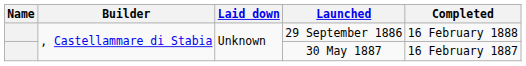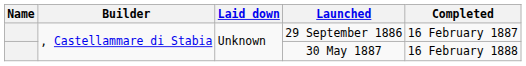(463, 32) 16 February 1888 -> (463, 32) 16 February 1887
(463, 51) 16 February 1887 -> (463, 51) 16 February 1888
